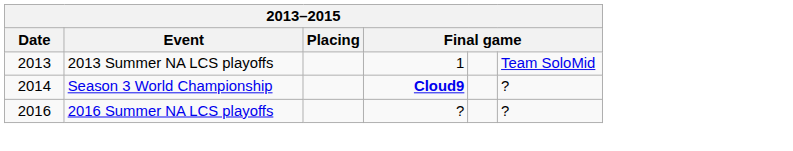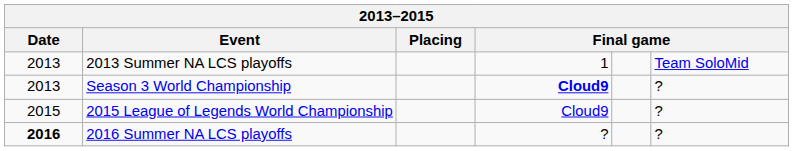(34, 87) 2014 -> (44, 87) 2013
+ row: (240, 110)
(34, 110) normal -> (44, 134) bold
